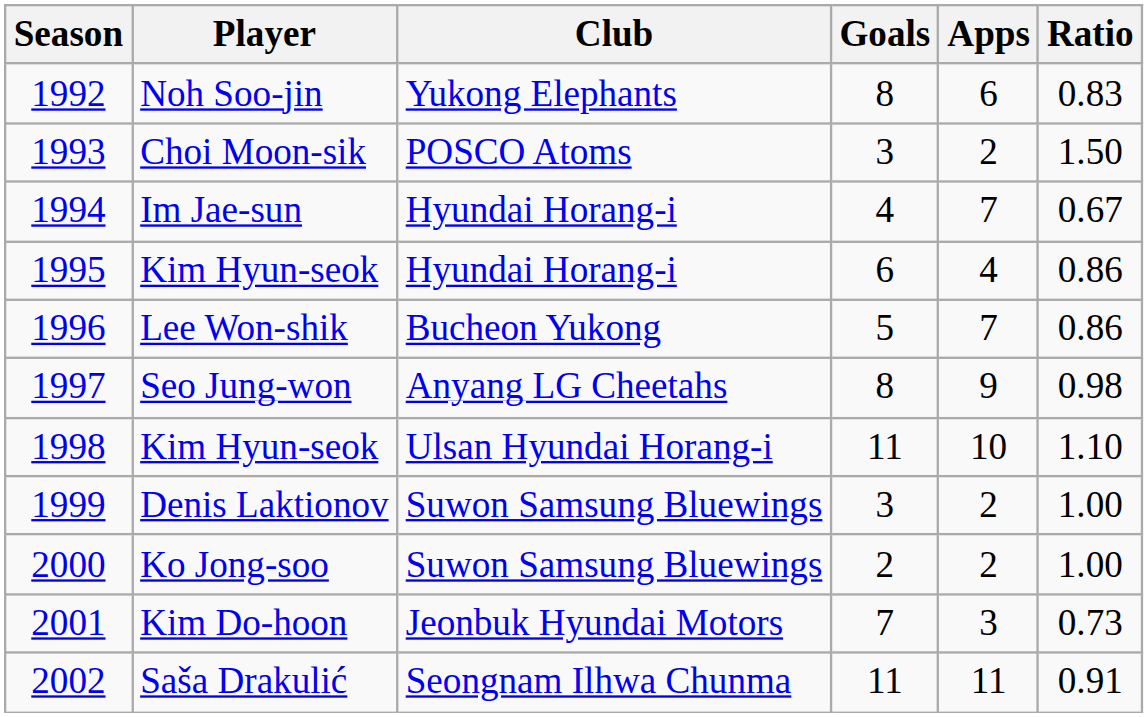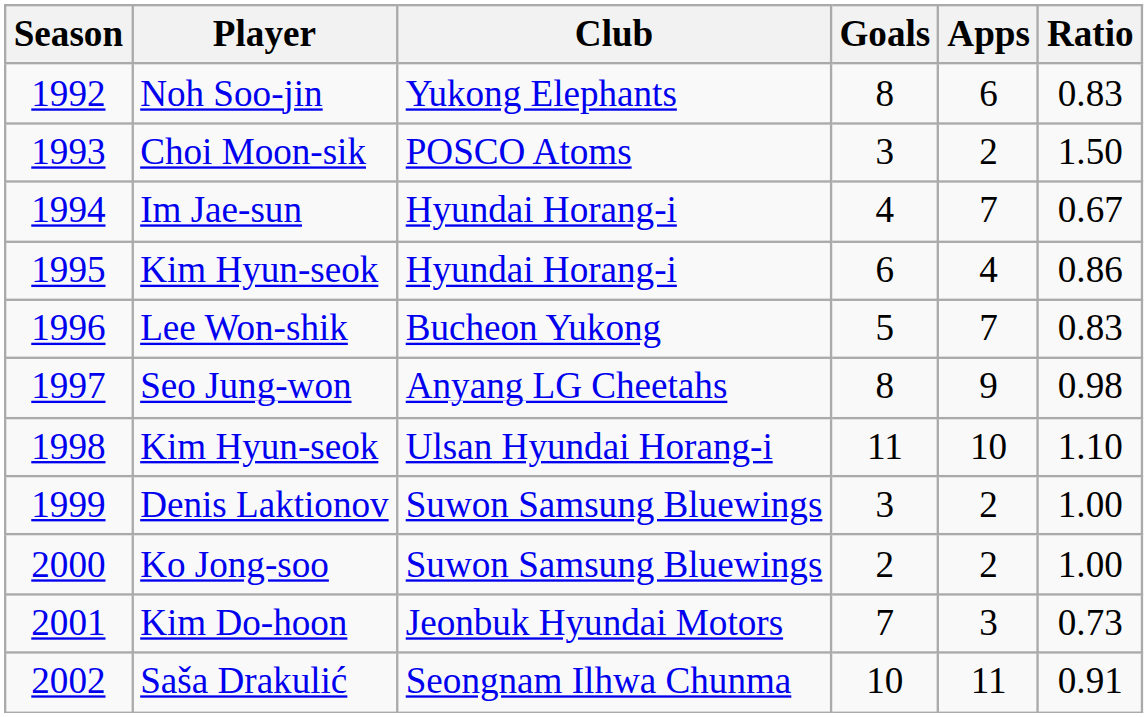(1090, 328) 0.86 -> (1090, 328) 0.83
(885, 681) 11 -> (885, 681) 10
